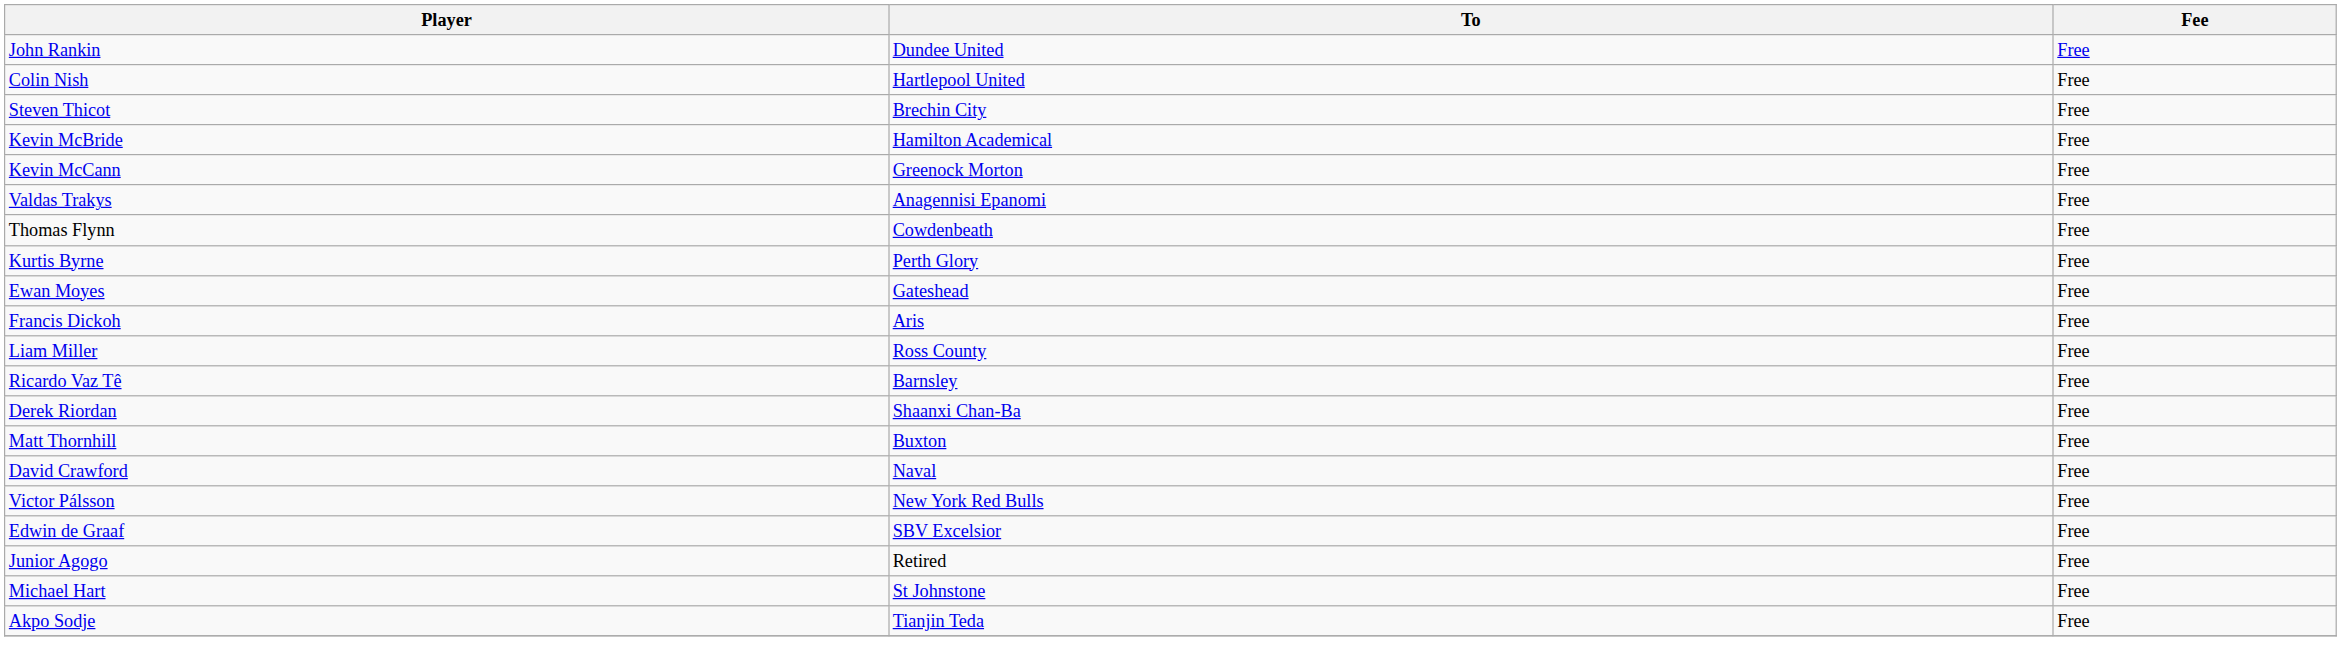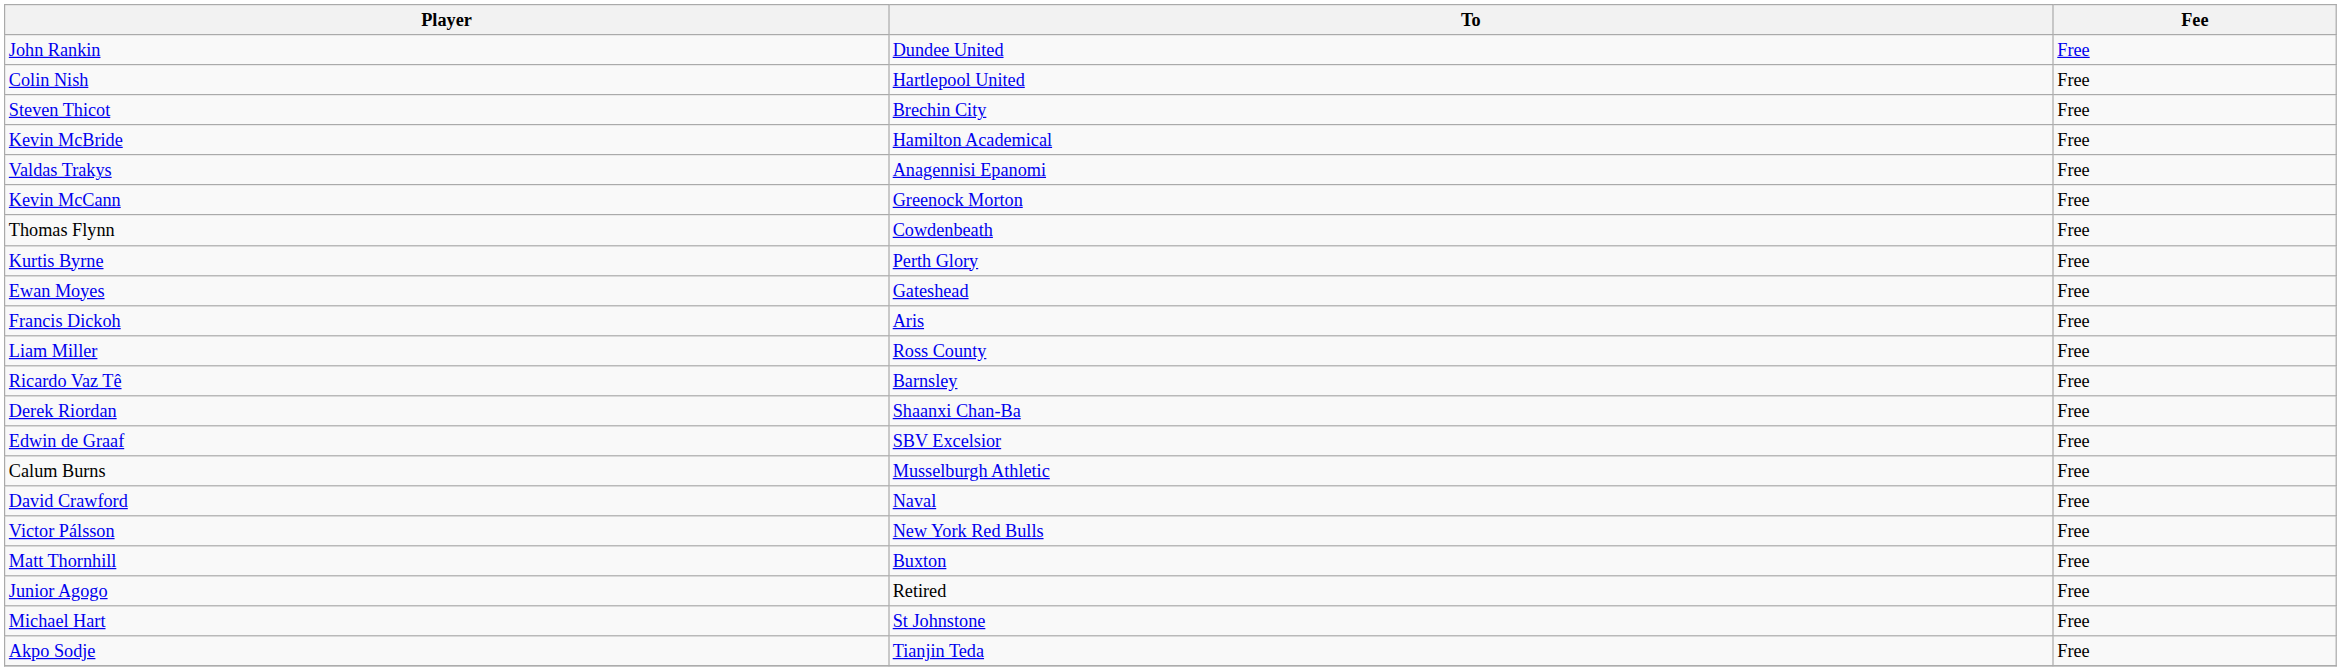rows swapped: (65, 170) <-> (60, 200)
rows swapped: (67, 530) <-> (63, 440)
+ row: (57, 470)
